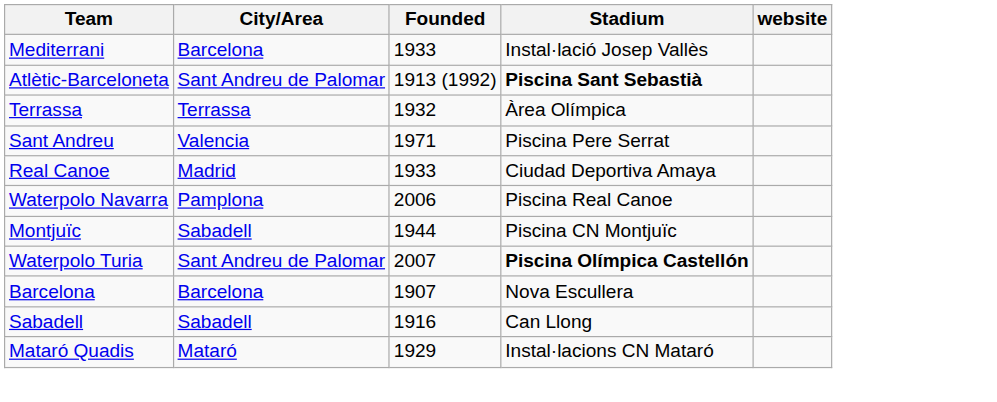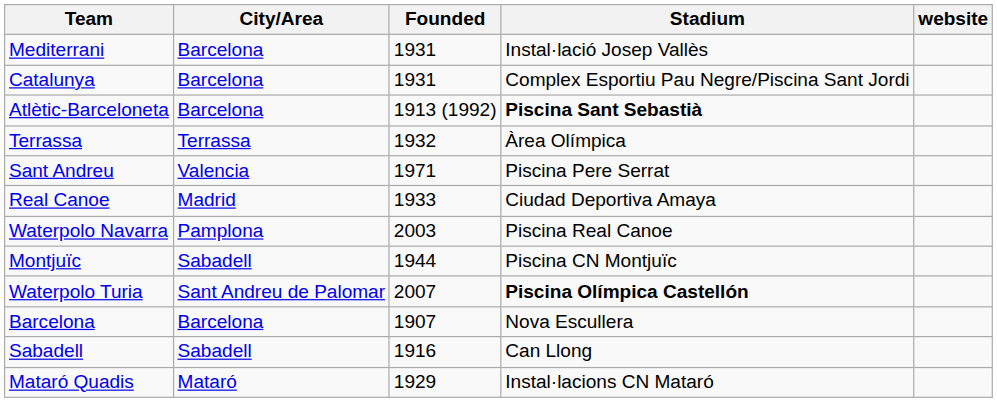(415, 49) 1933 -> (415, 49) 1931
+ row: (52, 79)
(281, 79) Sant Andreu de Palomar -> (220, 110) Barcelona
(415, 200) 2006 -> (415, 230) 2003
